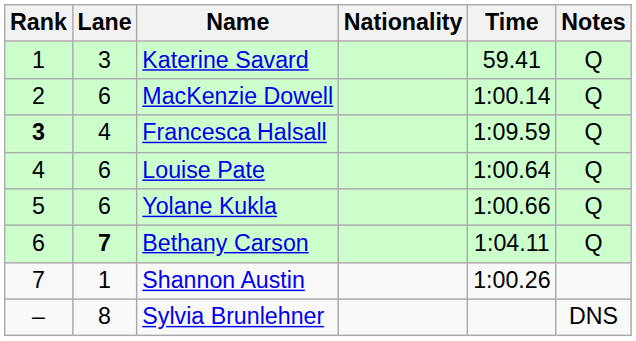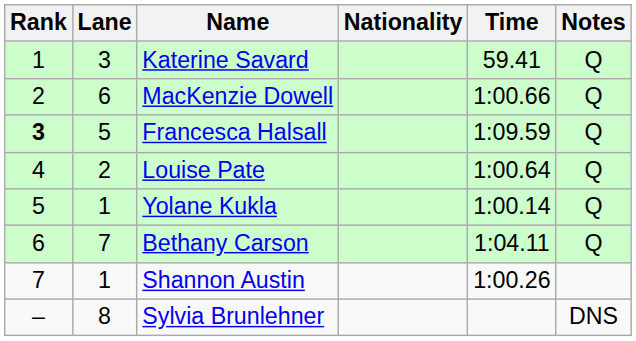(512, 96) 1:00.14 -> (512, 96) 1:00.66
(105, 133) 4 -> (105, 133) 5
(105, 170) 6 -> (105, 170) 2
(105, 206) 6 -> (105, 206) 1
(512, 206) 1:00.66 -> (512, 206) 1:00.14
(105, 243) bold -> (105, 243) normal
